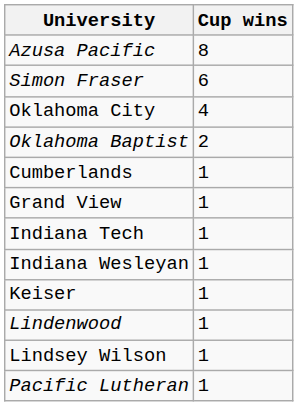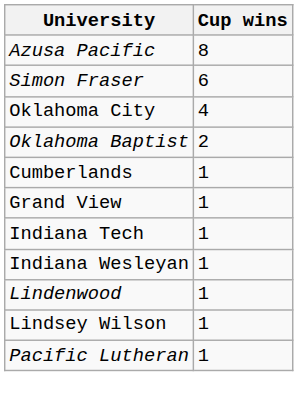- row: (43, 295)
